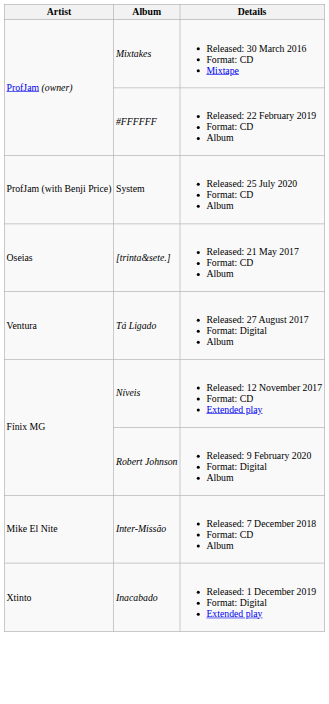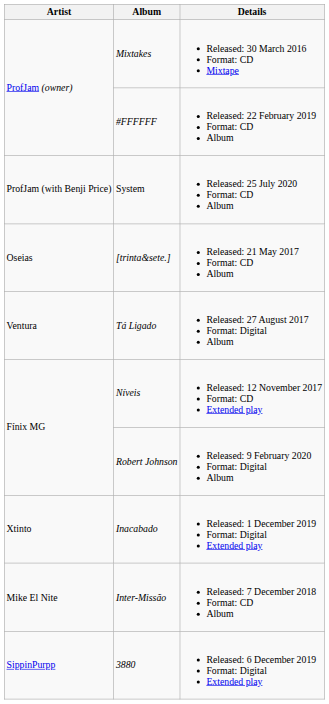rows swapped: (141, 529) <-> (137, 597)
+ row: (126, 665)
